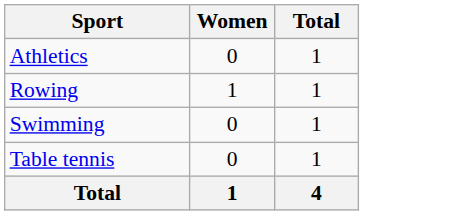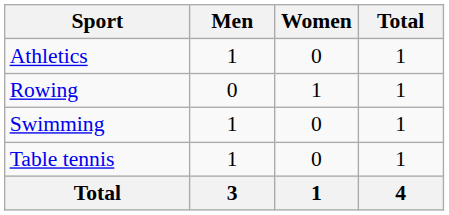+ column: (232, 21)
